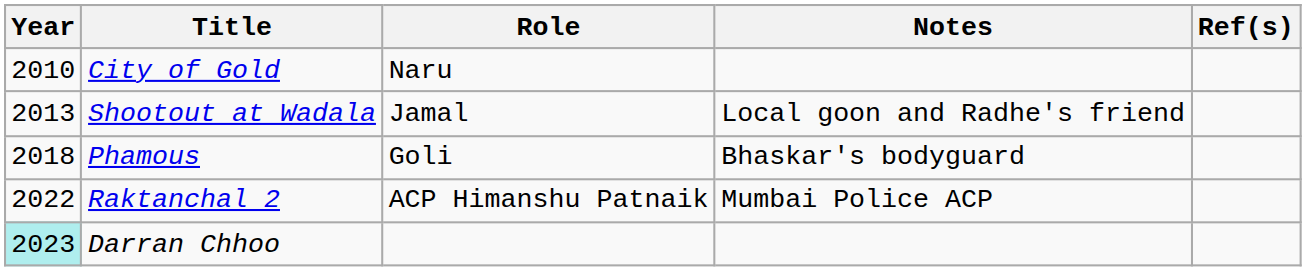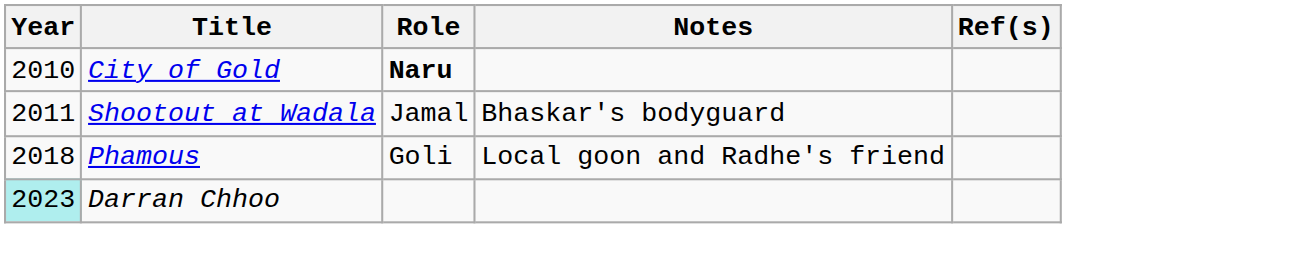(421, 70) normal -> (421, 70) bold
(43, 114) 2013 -> (43, 114) 2011
(953, 114) Local goon and Radhe's friend -> (633, 114) Bhaskar's bodyguard
(873, 157) Bhaskar's bodyguard -> (713, 157) Local goon and Radhe's friend
- row: (184, 200)
